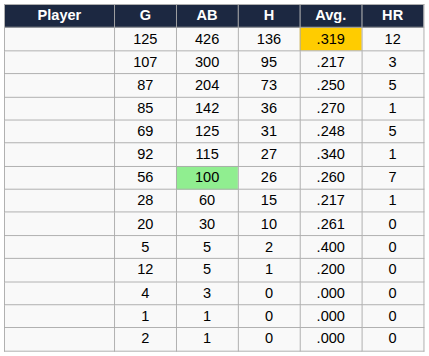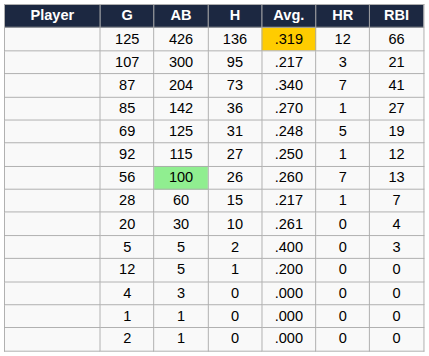+ column: (397, 16)
(331, 85) .250 -> (289, 85) .340
(393, 85) 5 -> (343, 85) 7
(331, 154) .340 -> (289, 154) .250
